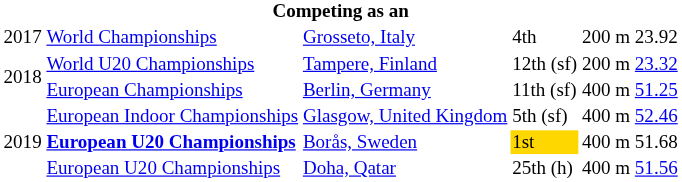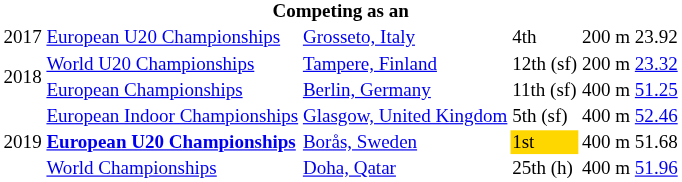(132, 37) World Championships -> (163, 37) European U20 Championships
(163, 168) European U20 Championships -> (132, 168) World Championships
(656, 168) 51.56 -> (656, 168) 51.96
